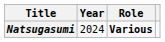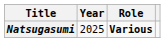(92, 30) 2024 -> (92, 30) 2025
